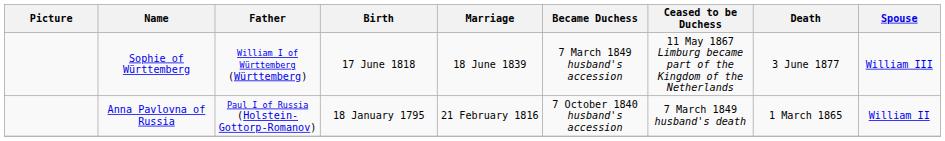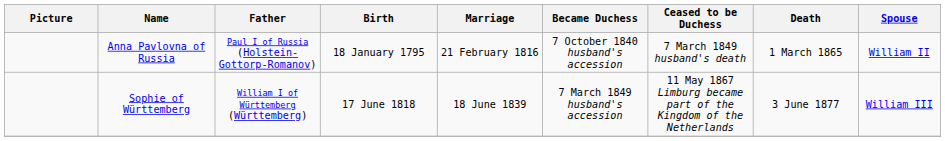rows swapped: (156, 116) <-> (156, 64)
